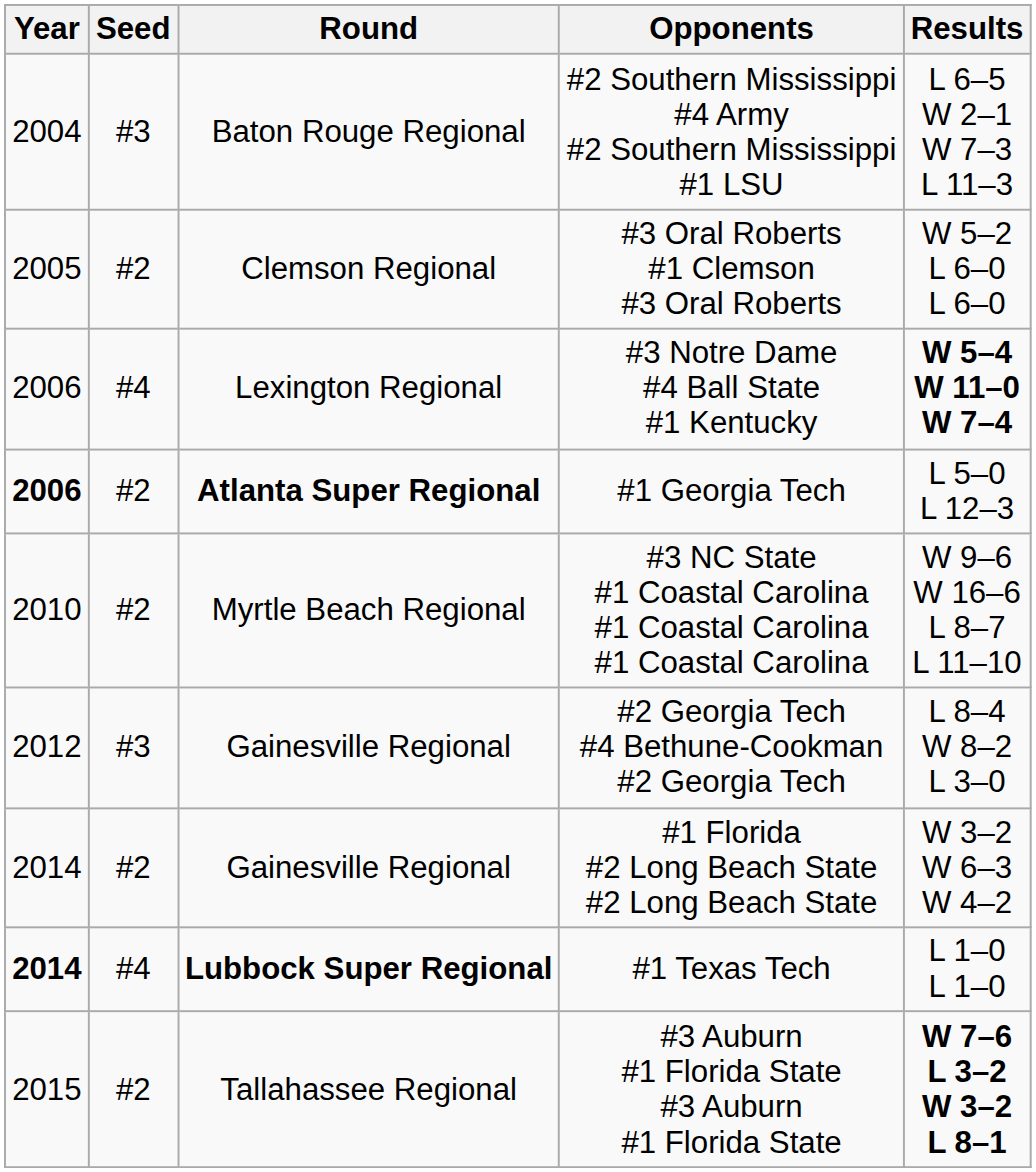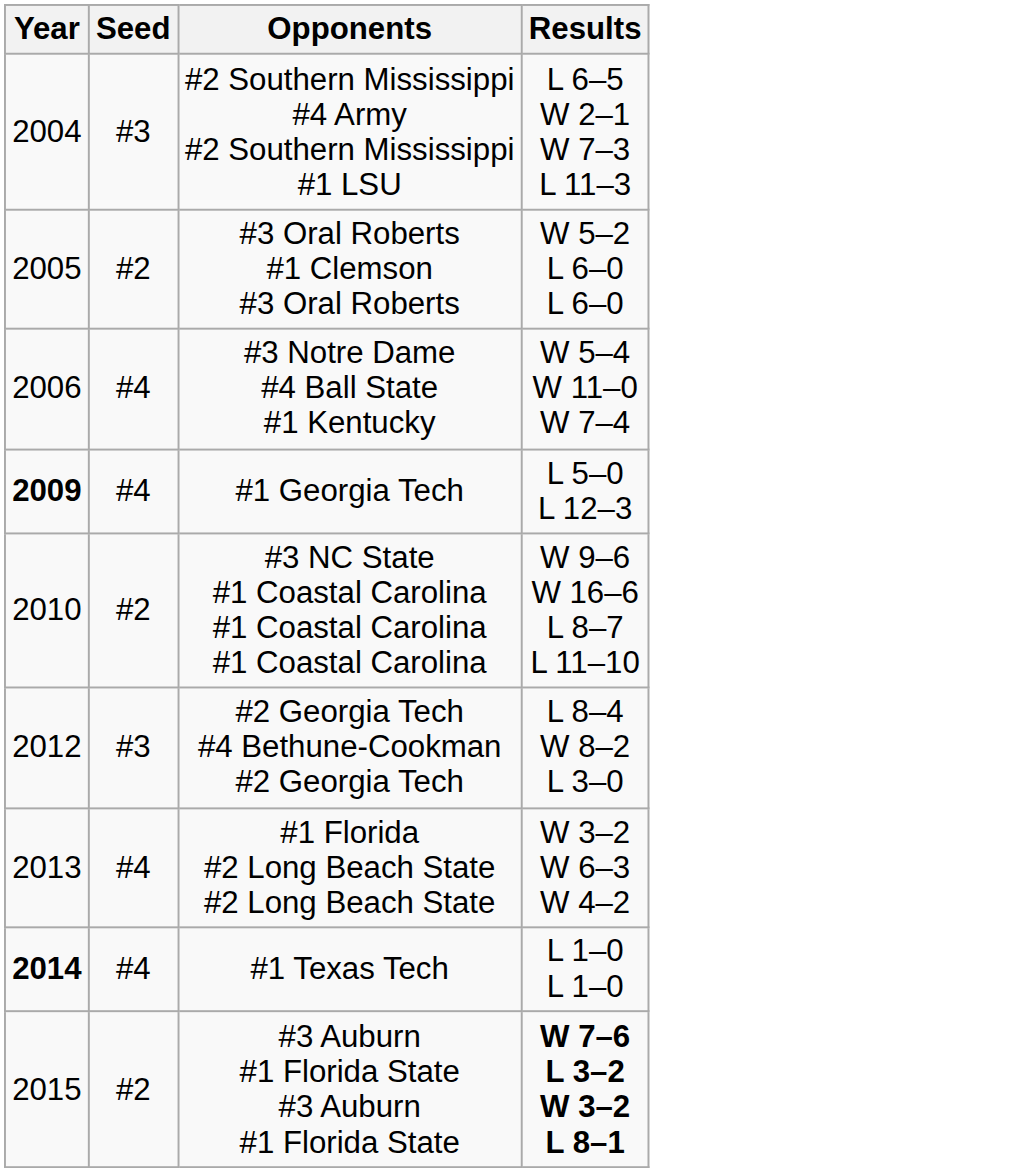- column: (369, 29)
(967, 388) bold -> (585, 388) normal
(47, 490) 2006 -> (47, 490) 2009
(133, 490) #2 -> (133, 490) #4
(47, 867) 2014 -> (47, 867) 2013
(133, 867) #2 -> (133, 867) #4
